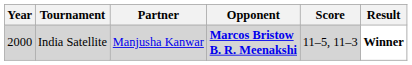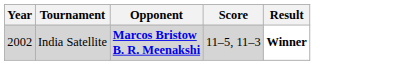- column: (158, 15)
(20, 42) 2000 -> (20, 42) 2002
